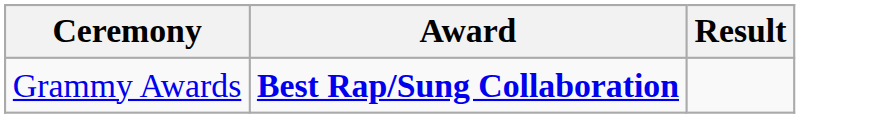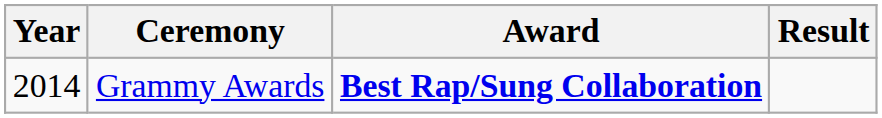+ column: (47, 31)
